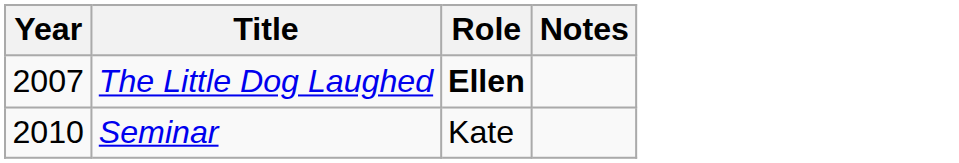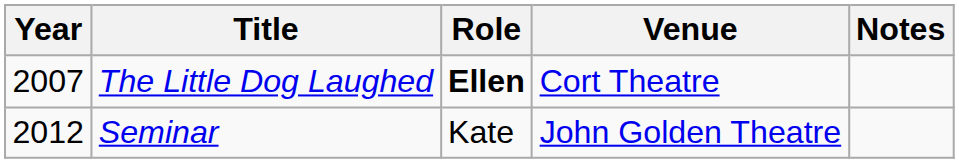+ column: (690, 30)
(48, 132) 2010 -> (48, 132) 2012
